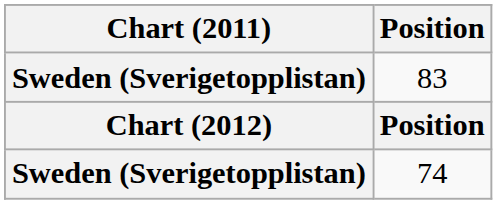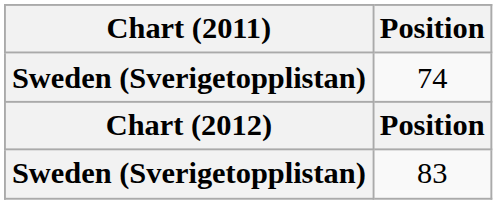rows swapped: (432, 76) <-> (432, 173)
